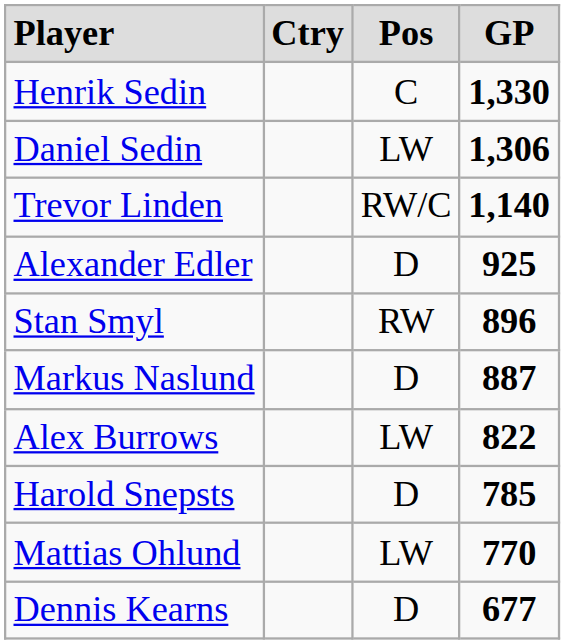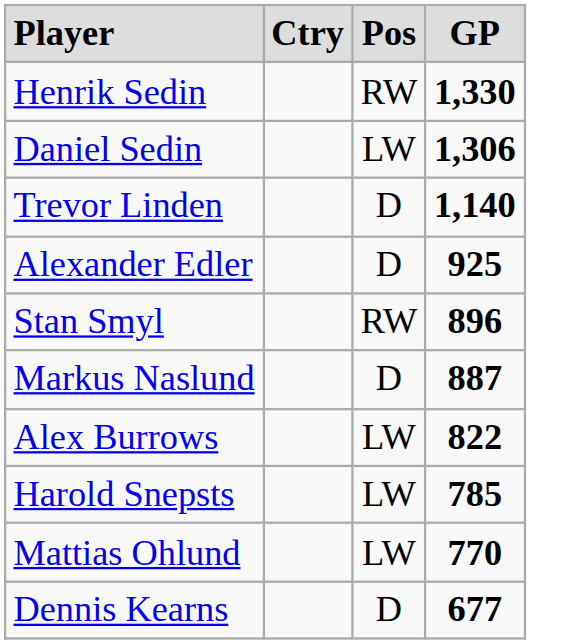(406, 90) C -> (389, 90) RW
(406, 206) RW/C -> (389, 206) D
(406, 494) D -> (389, 494) LW
